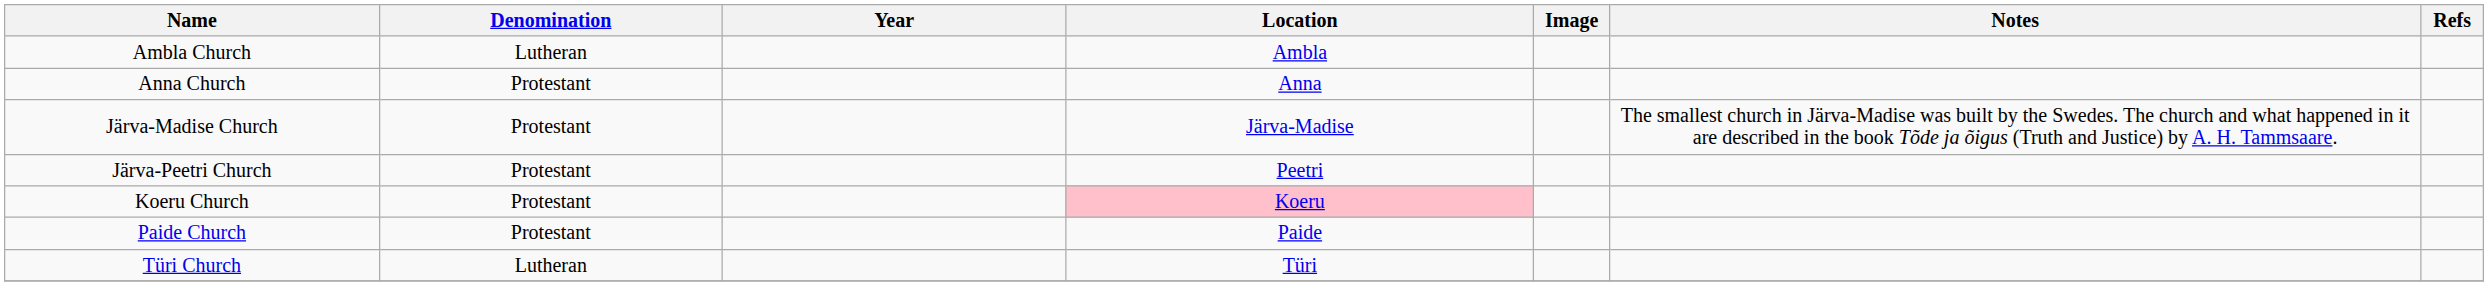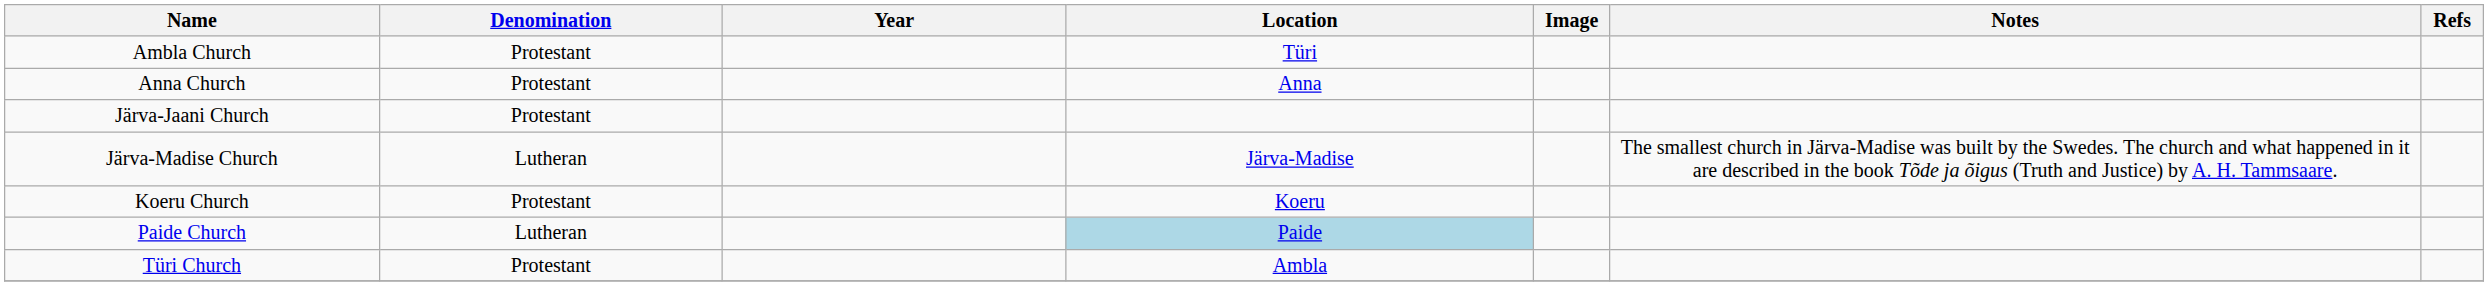(551, 52) Lutheran -> (551, 52) Protestant
(1300, 52) Ambla -> (1300, 52) Türi
+ row: (192, 115)
(551, 126) Protestant -> (551, 158) Lutheran
- row: (192, 169)
(1300, 201) pink background -> (1300, 201) no background
(551, 233) Protestant -> (551, 233) Lutheran
(1300, 233) no background -> (1300, 233) lightblue background
(551, 264) Lutheran -> (551, 264) Protestant
(1300, 264) Türi -> (1300, 264) Ambla
